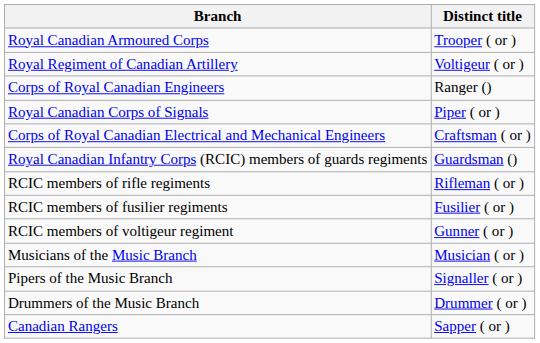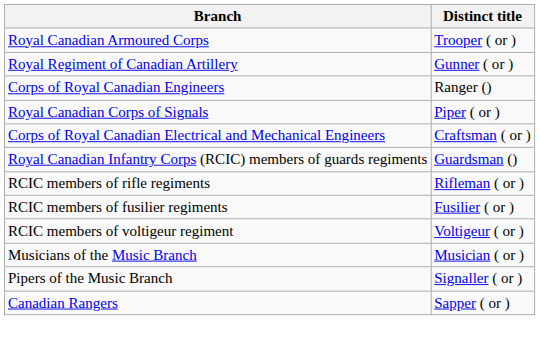(479, 64) Voltigeur ( or ) -> (474, 64) Gunner ( or )
(474, 231) Gunner ( or ) -> (479, 231) Voltigeur ( or )
- row: (104, 302)
